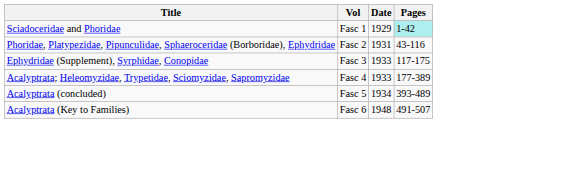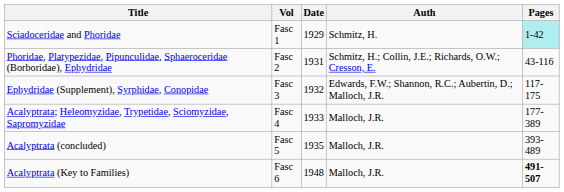+ column: (424, 12)
(381, 61) 1933 -> (314, 90) 1932
(381, 93) 1934 -> (314, 145) 1935
(413, 110) normal -> (534, 173) bold
